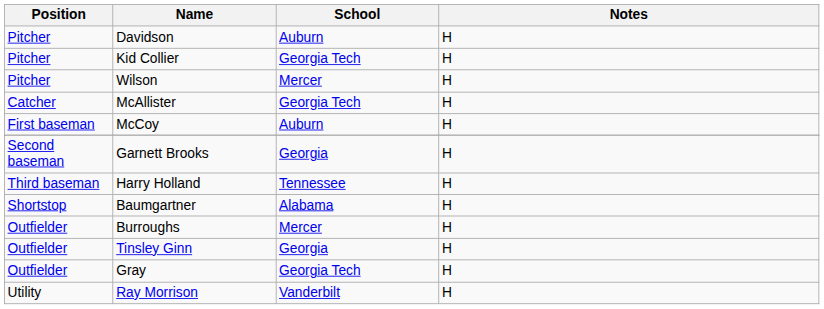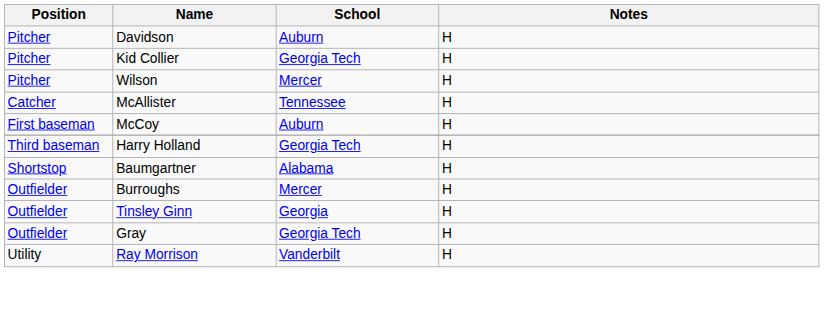(320, 102) Georgia Tech -> (312, 102) Tennessee
- row: (162, 154)
(312, 183) Tennessee -> (320, 146) Georgia Tech
